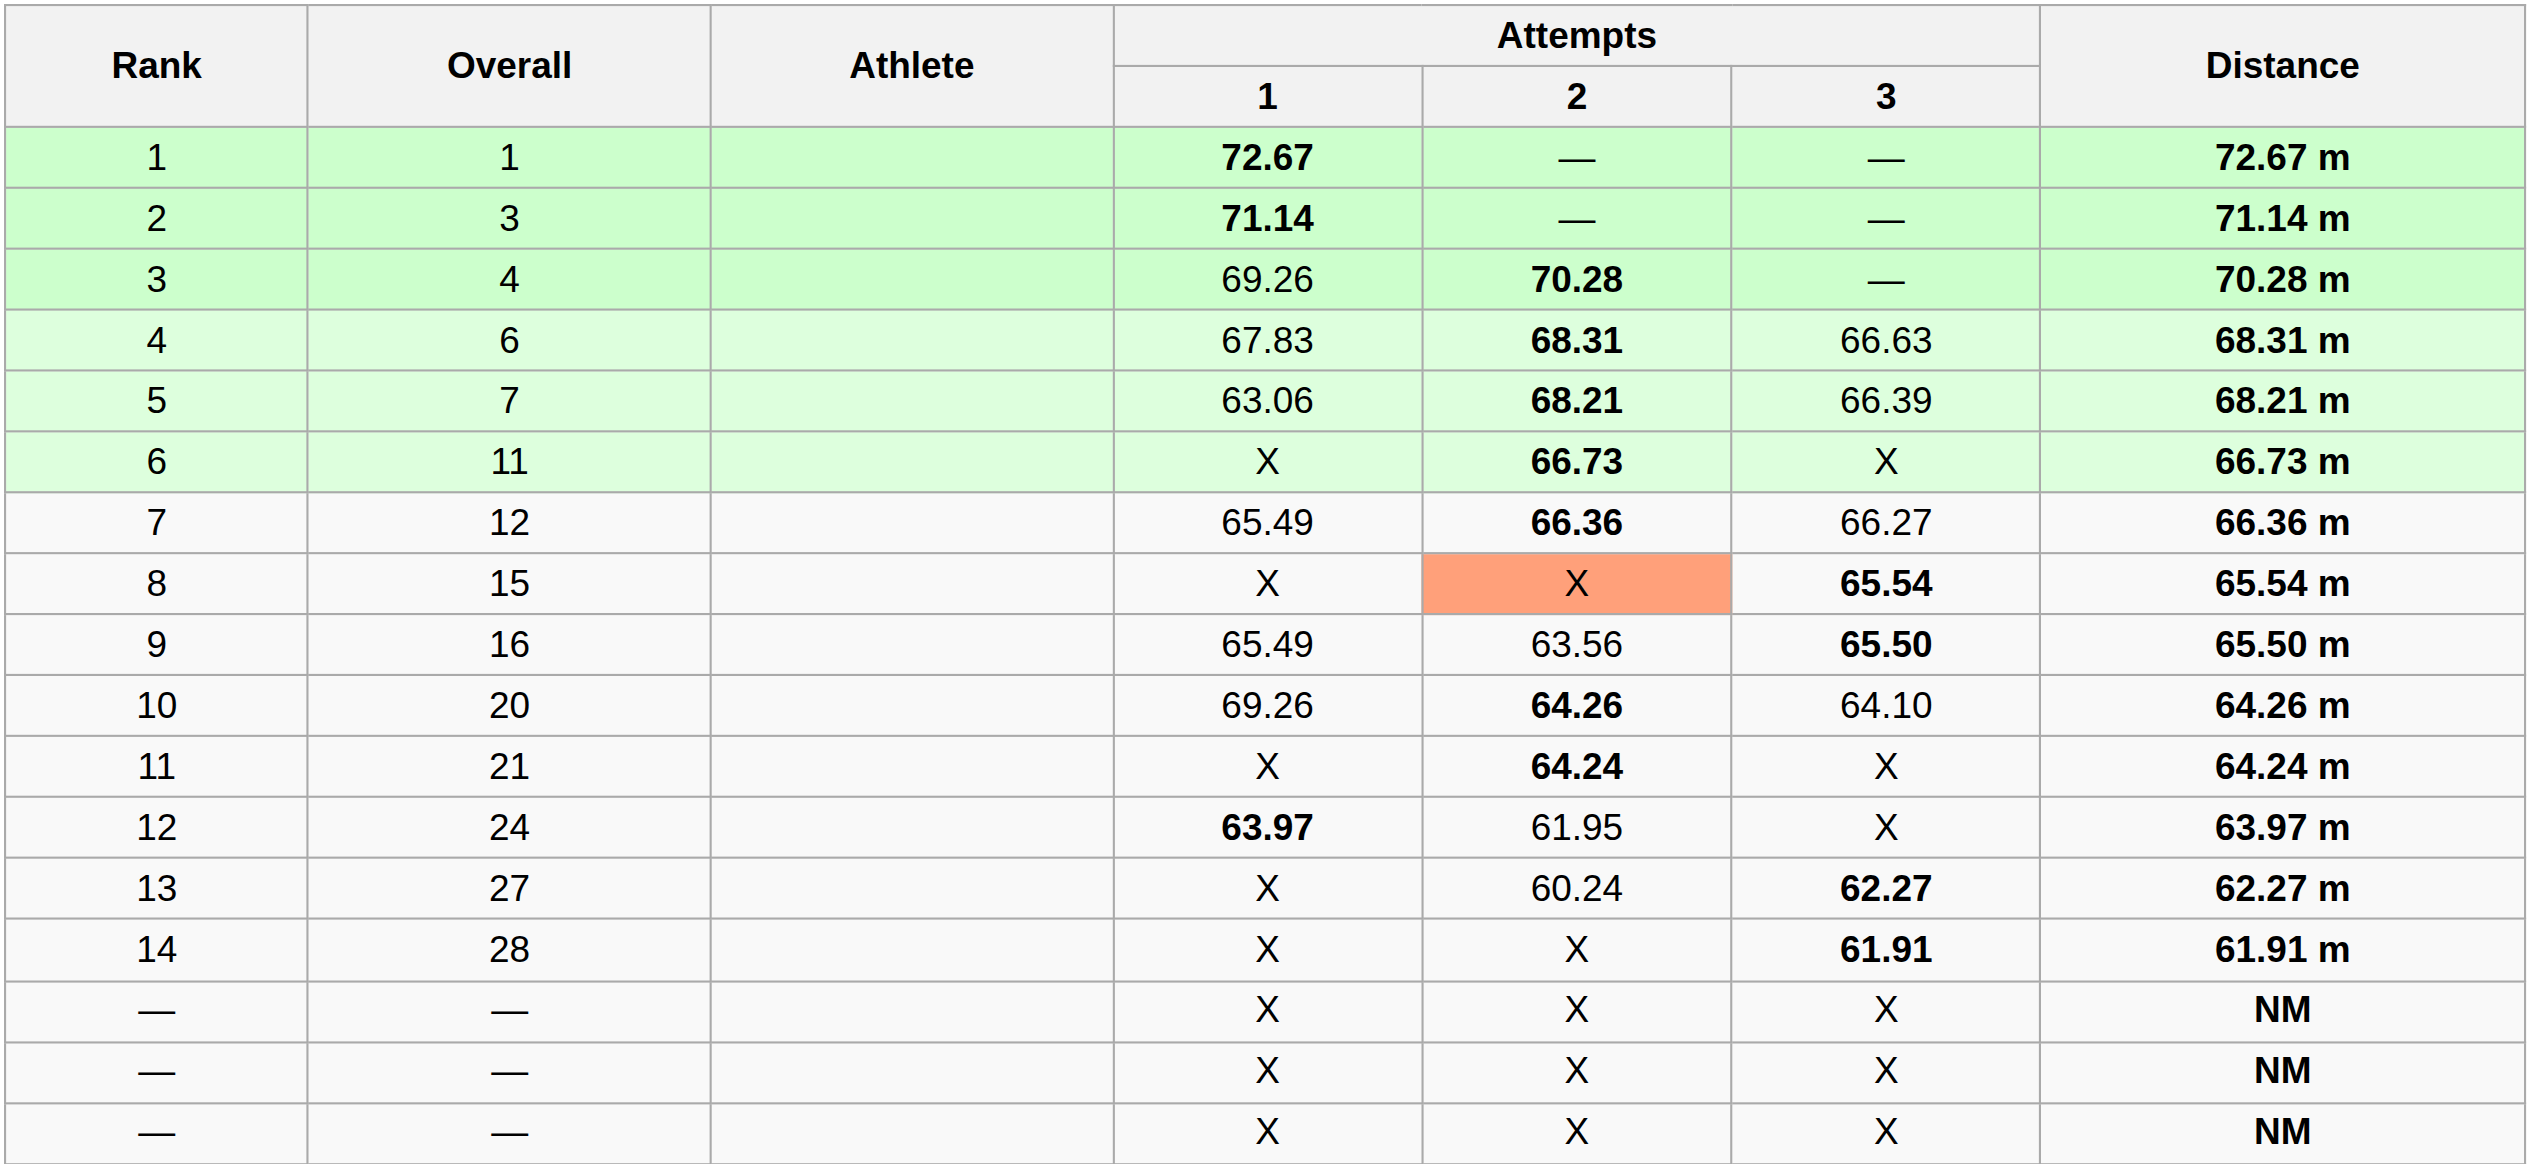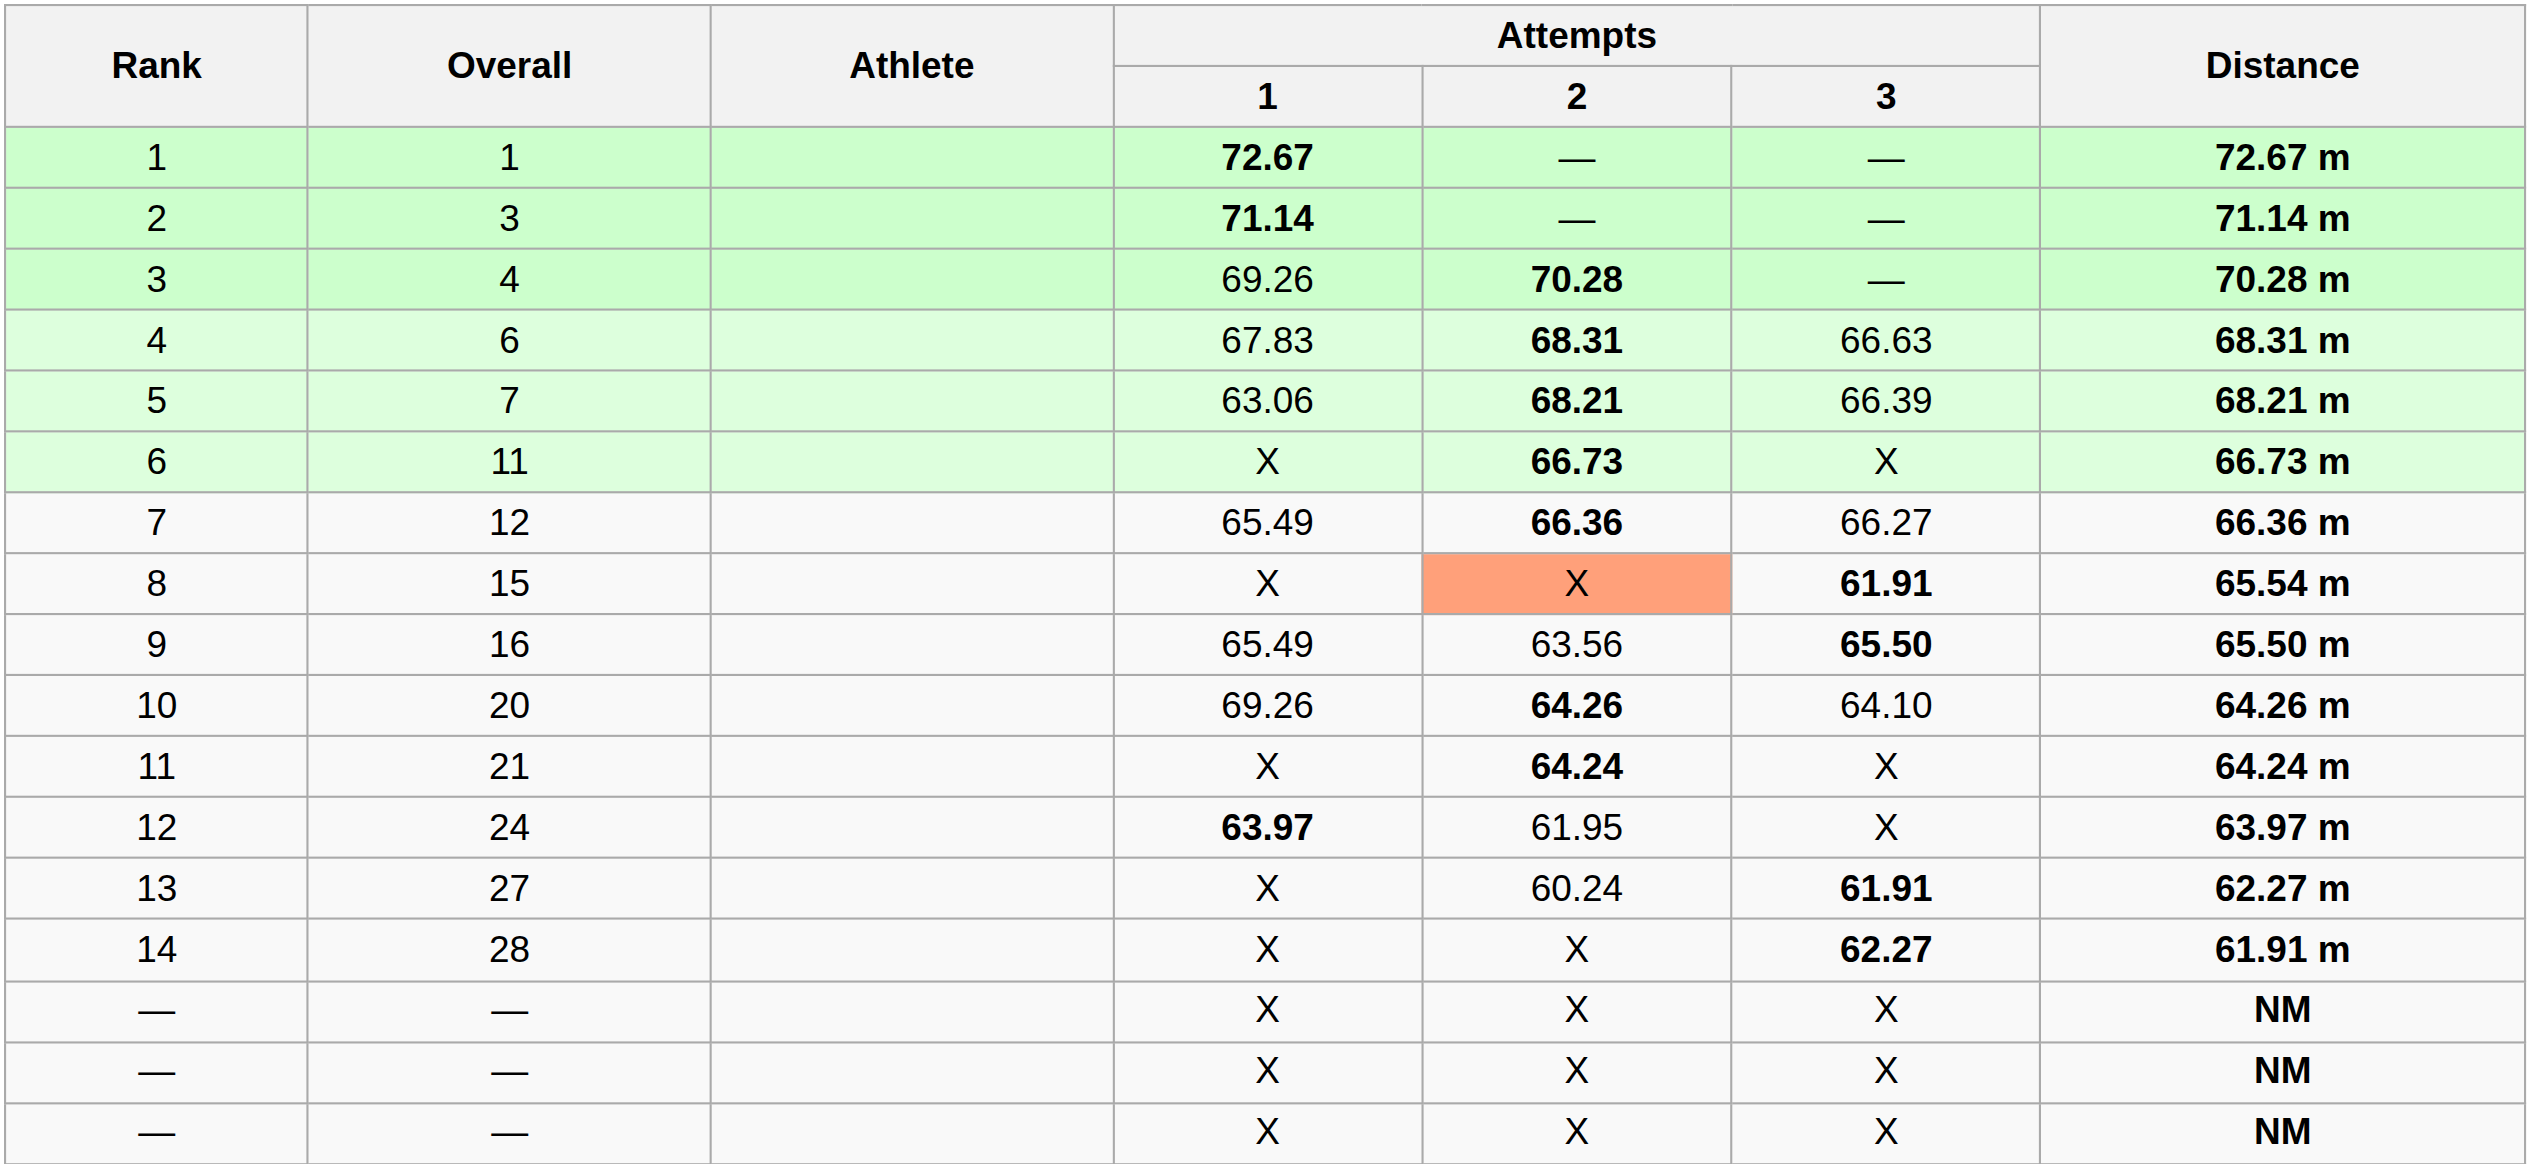(1886, 583) 65.54 -> (1886, 583) 61.91
(1886, 888) 62.27 -> (1886, 888) 61.91
(1886, 949) 61.91 -> (1886, 949) 62.27
